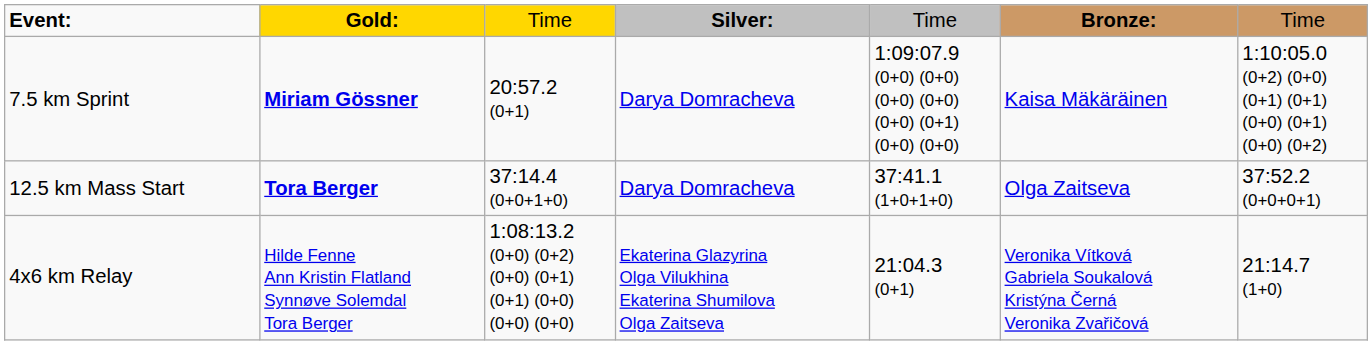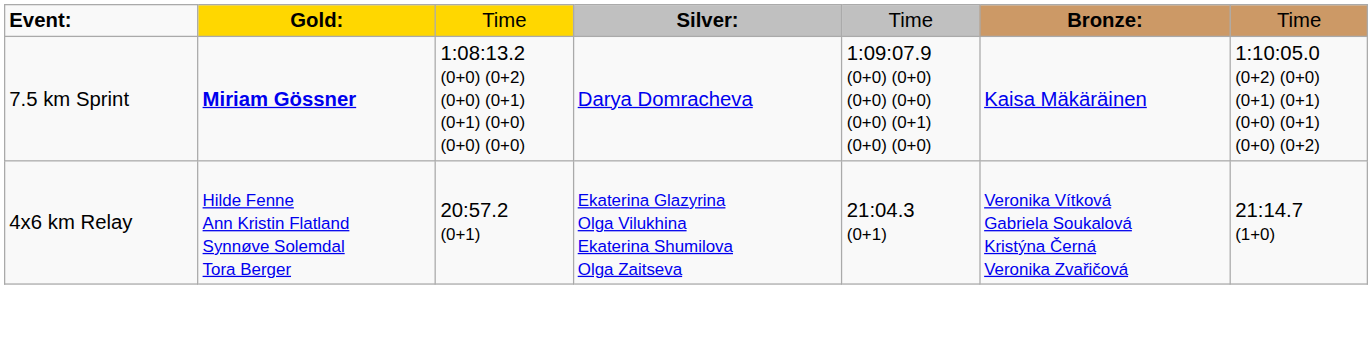(523, 98) 20:57.2 (0+1) -> (483, 98) 1:08:13.2 (0+0) (0+2) (0+0) (0+1) (0+1) (0+0) (0+0) (0+0)
- row: (97, 187)
(532, 277) 1:08:13.2 (0+0) (0+2) (0+0) (0+1) (0+1) (0+0) (0+0) (0+0) -> (474, 222) 20:57.2 (0+1)
